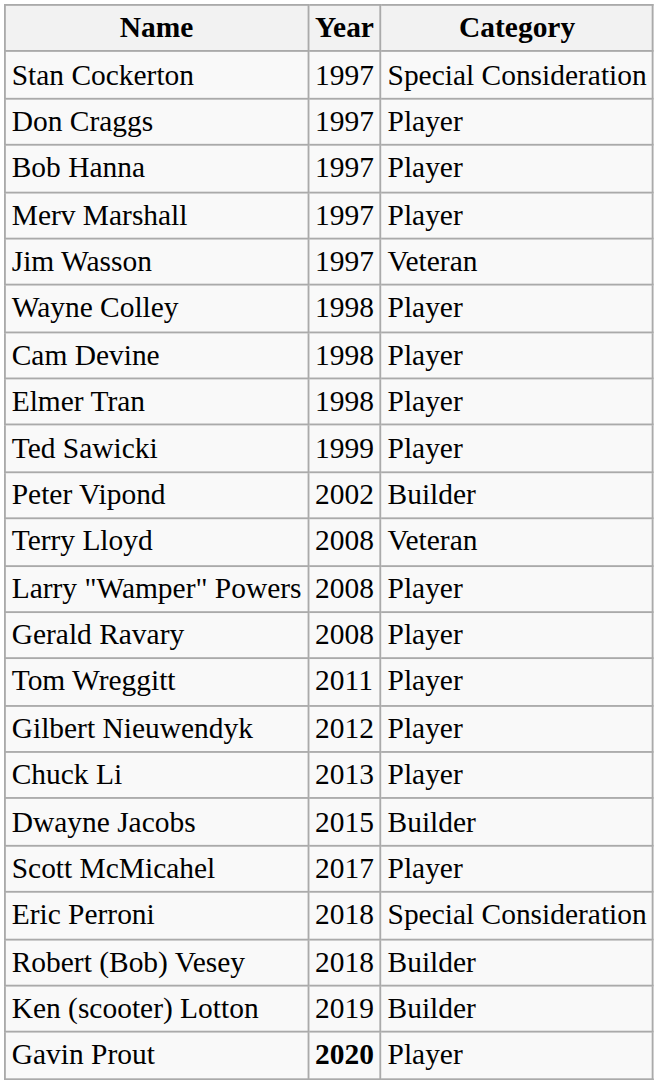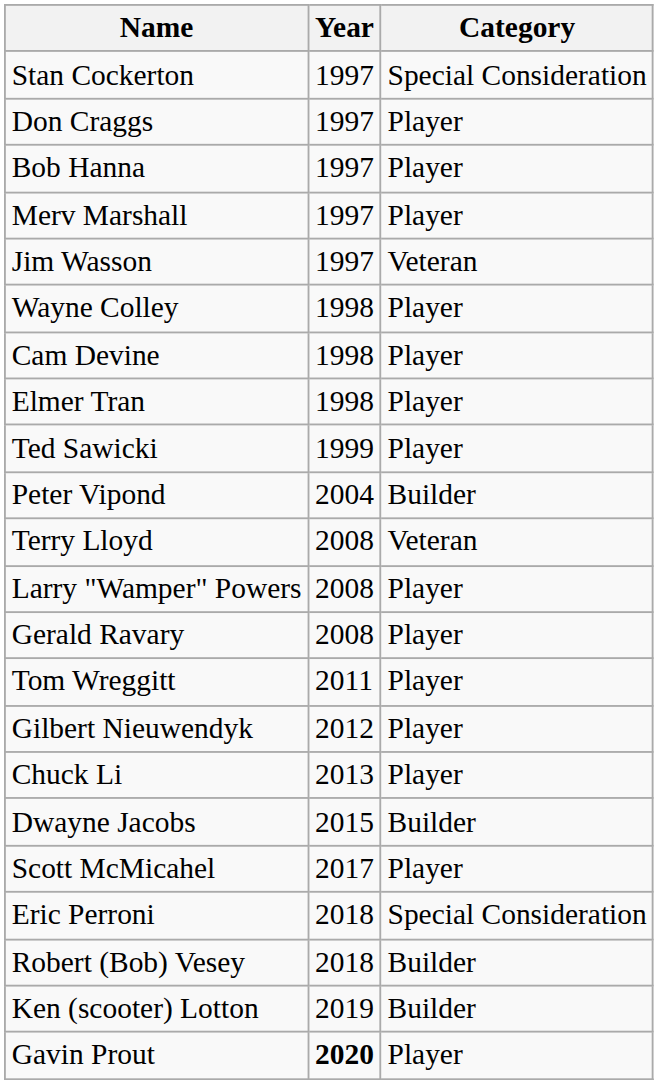(345, 494) 2002 -> (345, 494) 2004
